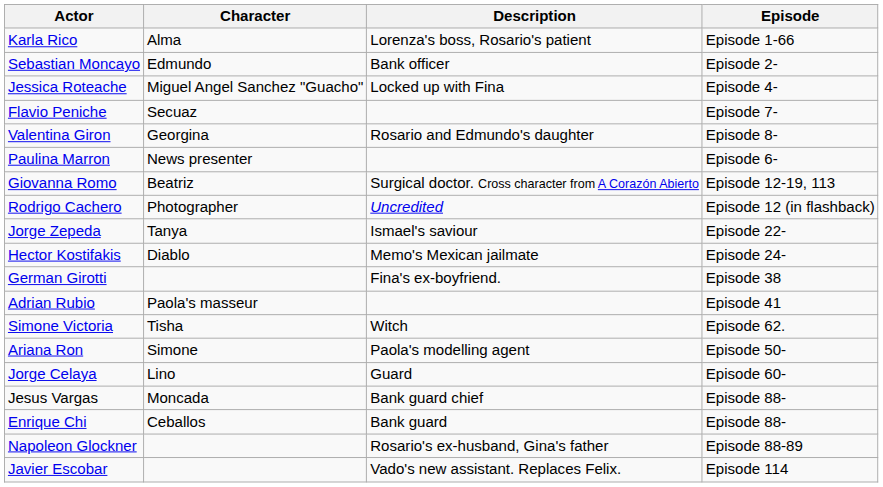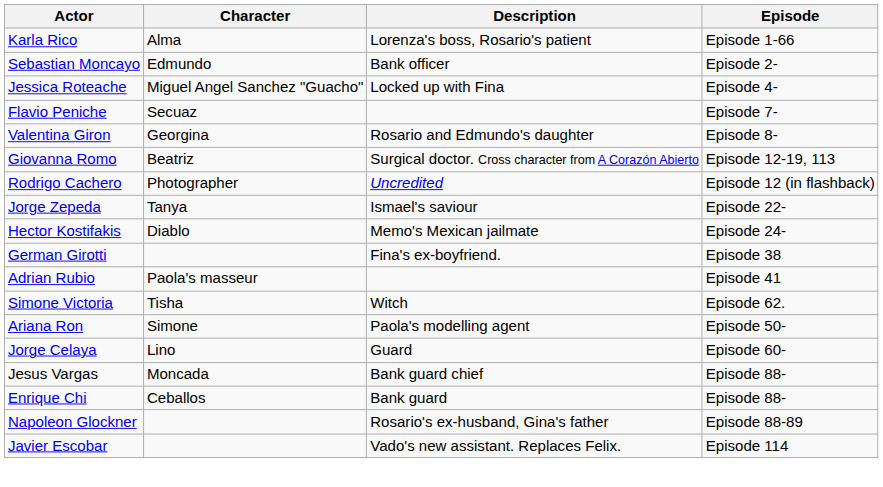- row: (59, 159)
